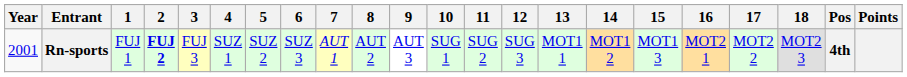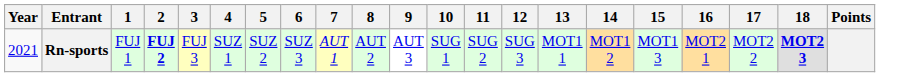- column: (840, 16)
(23, 49) 2001 -> (23, 49) 2021
(801, 49) normal -> (802, 49) bold
